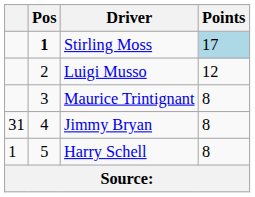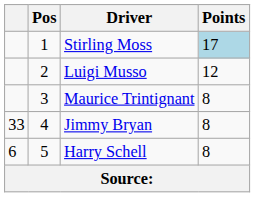(44, 44) bold -> (44, 44) normal
(16, 125) 31 -> (16, 125) 33
(12, 152) 1 -> (12, 152) 6
